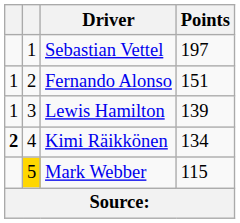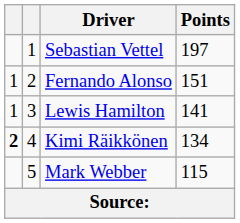(195, 110) 139 -> (195, 110) 141
(32, 171) gold background -> (32, 171) no background
